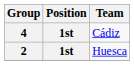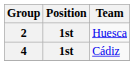rows swapped: (24, 51) <-> (24, 32)
